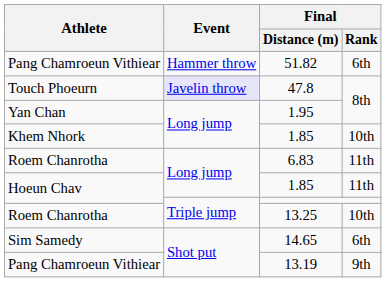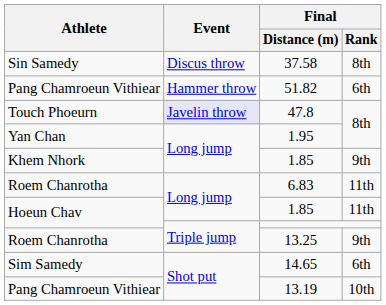+ row: (43, 64)
(361, 136) 10th -> (361, 161) 9th
(361, 216) 10th -> (361, 240) 9th
(361, 264) 9th -> (361, 289) 10th
